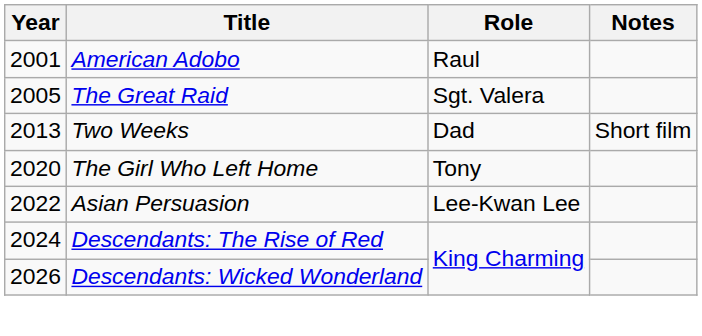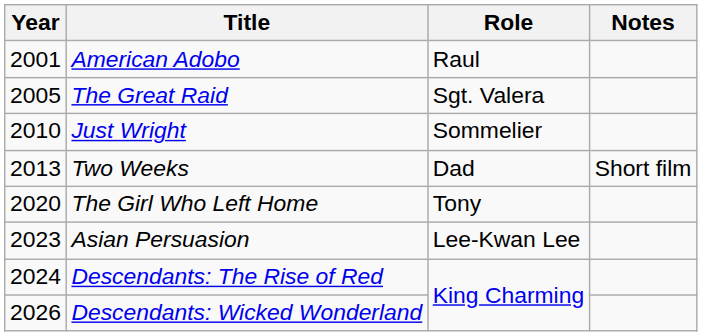+ row: (129, 131)
(35, 204) 2022 -> (35, 240) 2023
